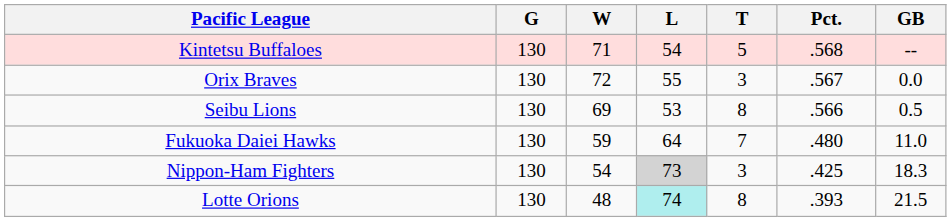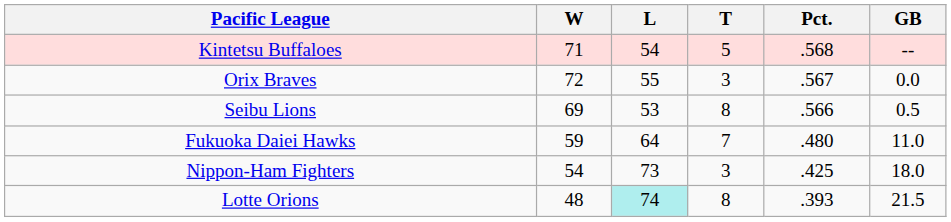- column: (531, 19)
(672, 170) lightgrey background -> (650, 170) no background
(911, 170) 18.3 -> (908, 170) 18.0
